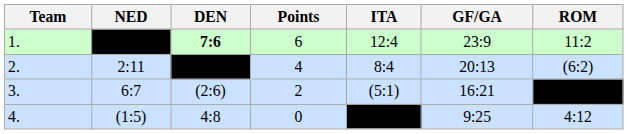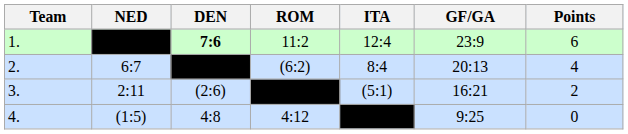columns swapped: (578, 16) <-> (299, 16)
(131, 66) 2:11 -> (131, 66) 6:7
(131, 91) 6:7 -> (131, 91) 2:11
